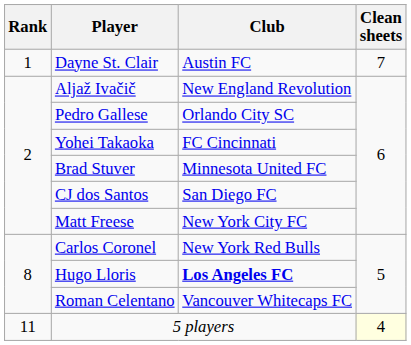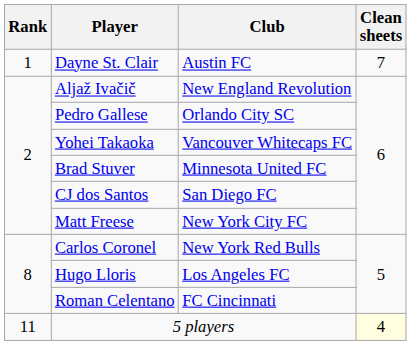(229, 141) FC Cincinnati -> (267, 141) Vancouver Whitecaps FC
(238, 273) bold -> (236, 273) normal
(267, 300) Vancouver Whitecaps FC -> (229, 300) FC Cincinnati
